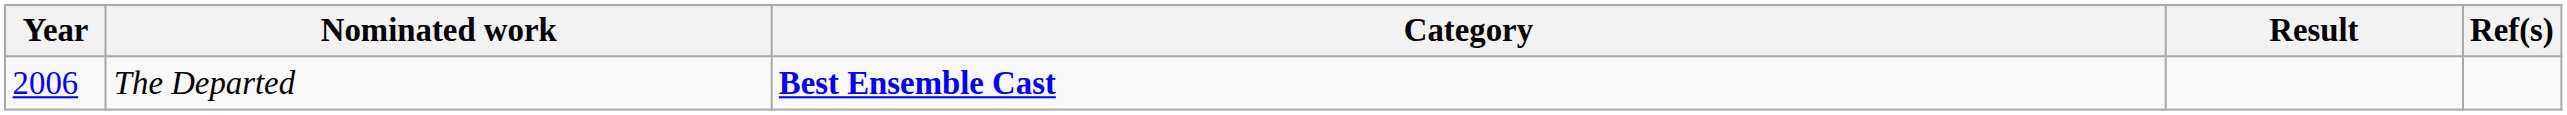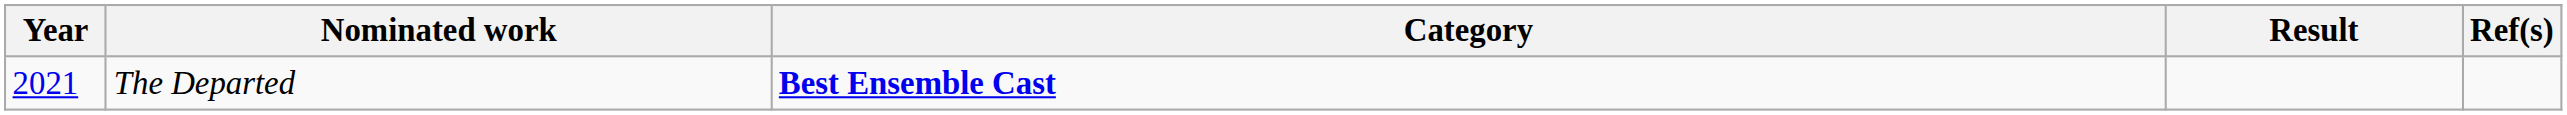(45, 82) 2006 -> (45, 82) 2021
